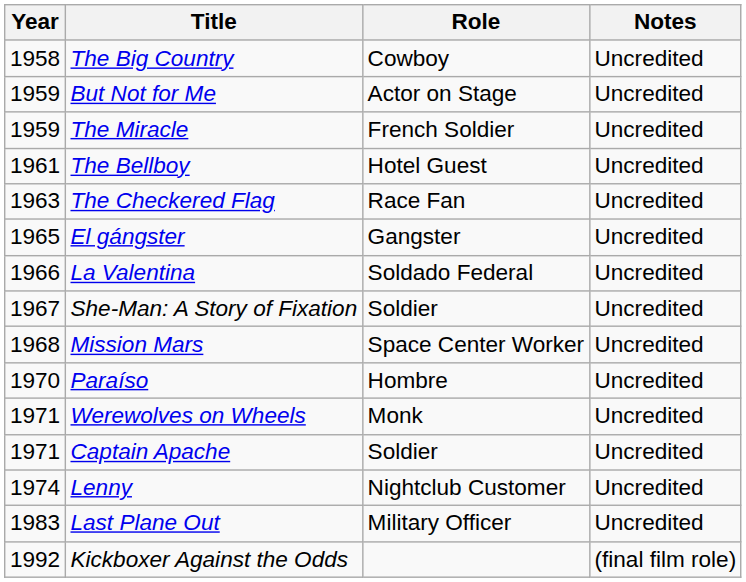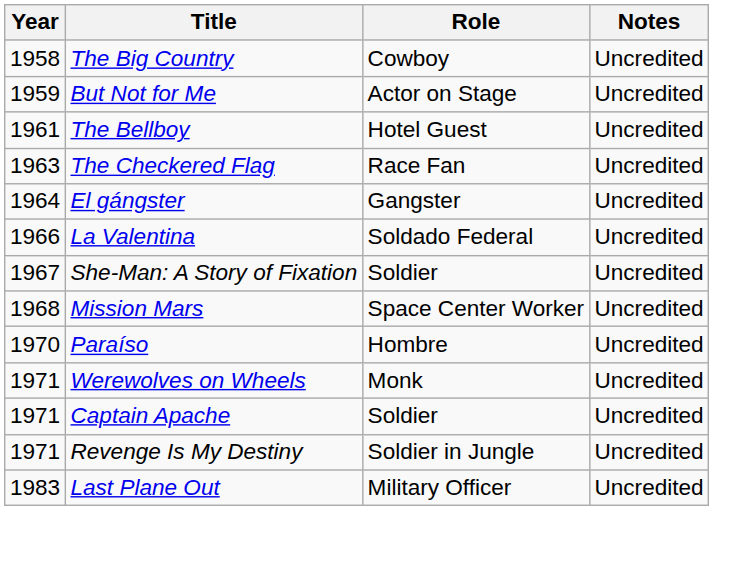- row: (129, 129)
(35, 237) 1965 -> (35, 201) 1964
+ row: (186, 451)
- row: (101, 487)
- row: (209, 559)
